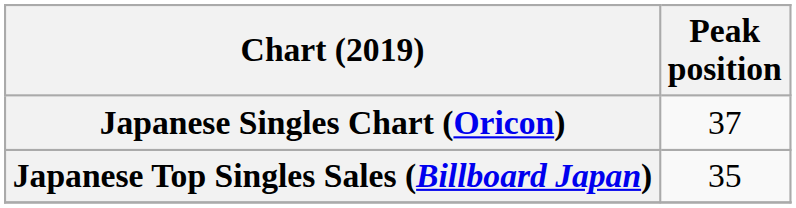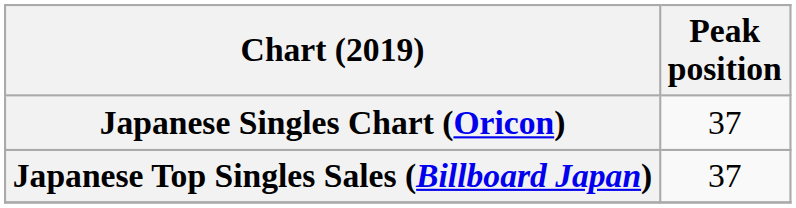(725, 175) 35 -> (725, 175) 37
